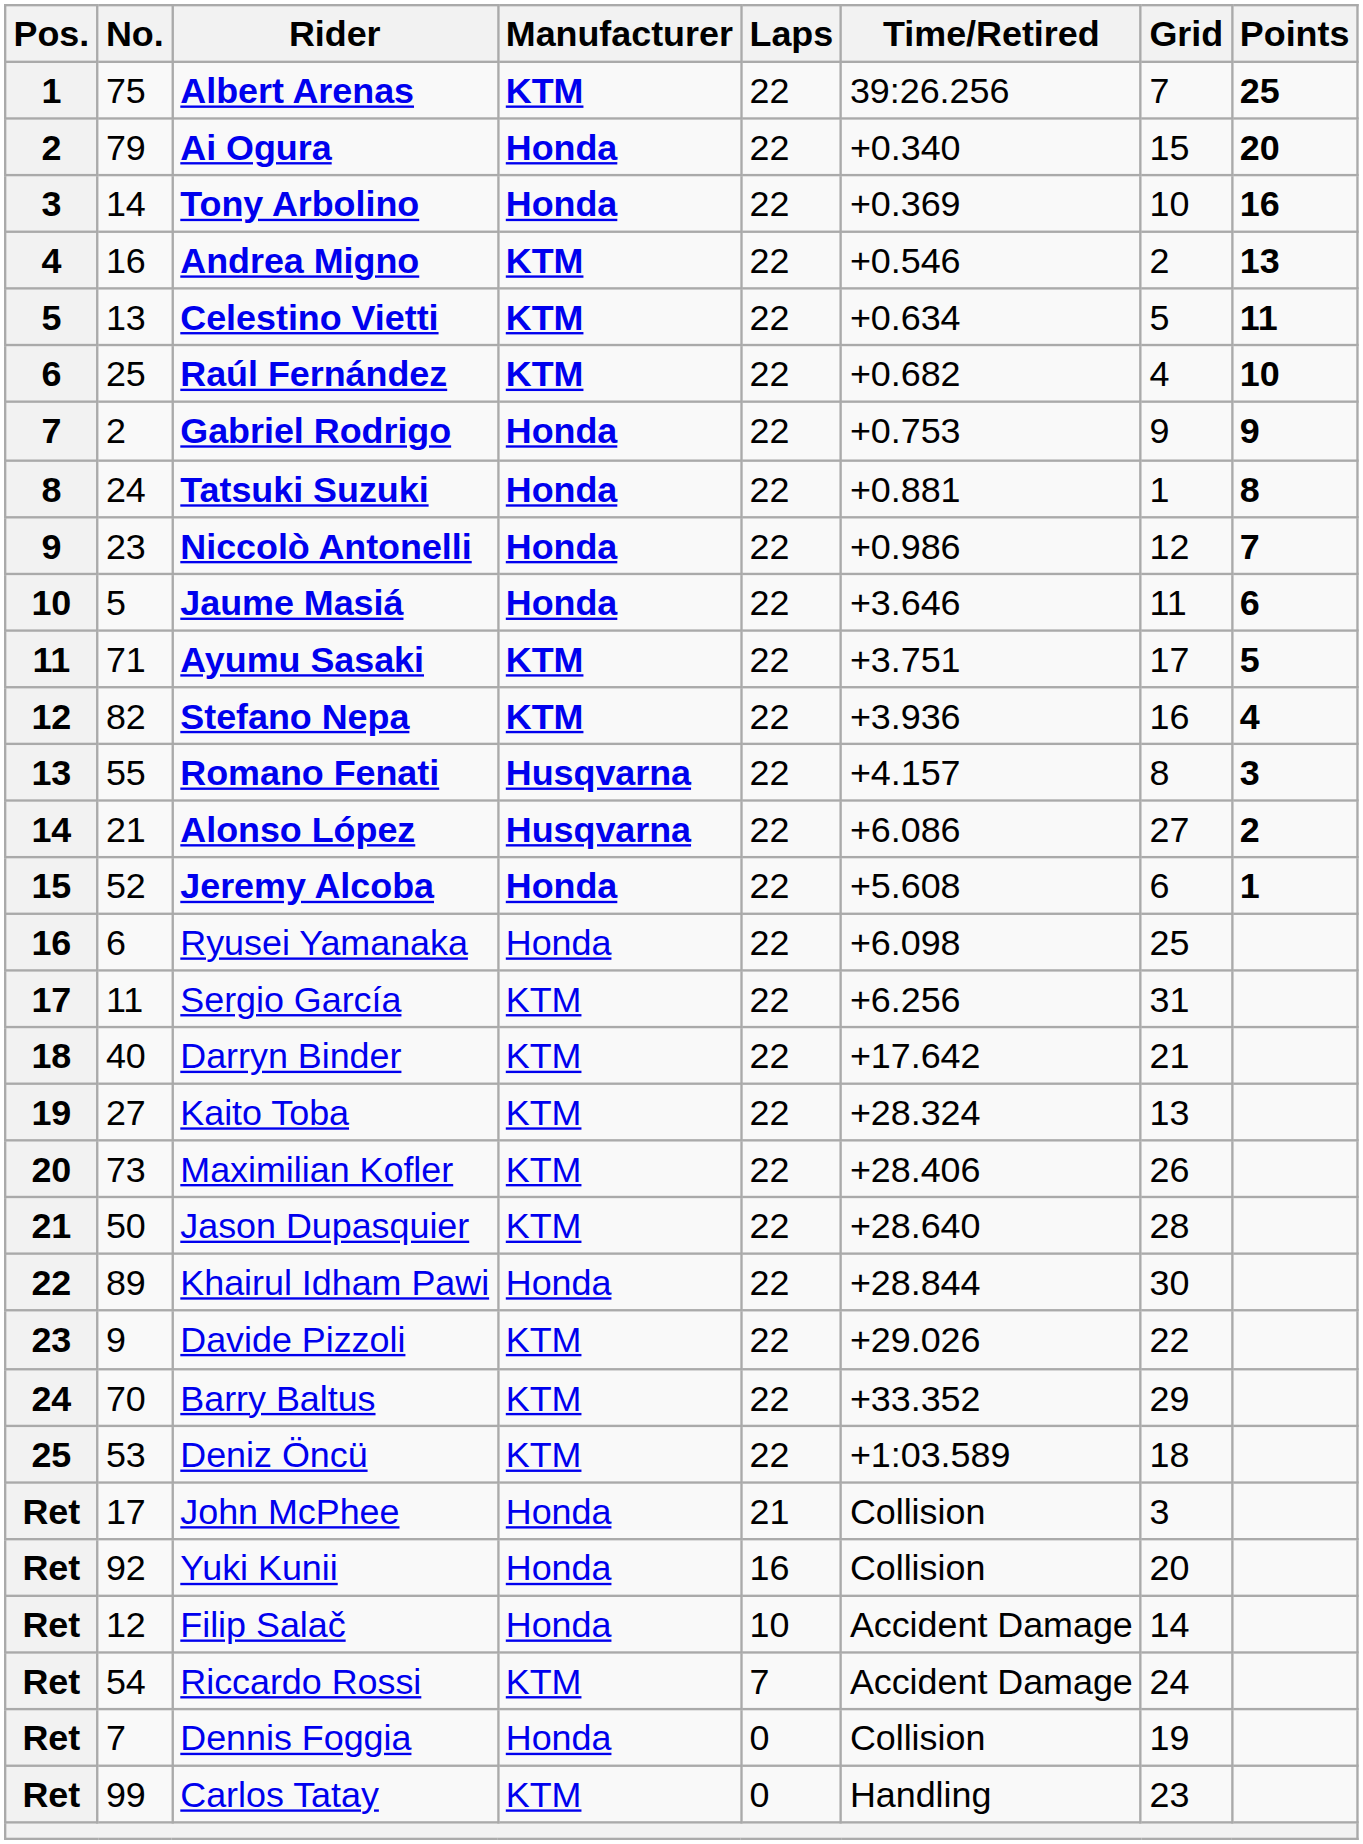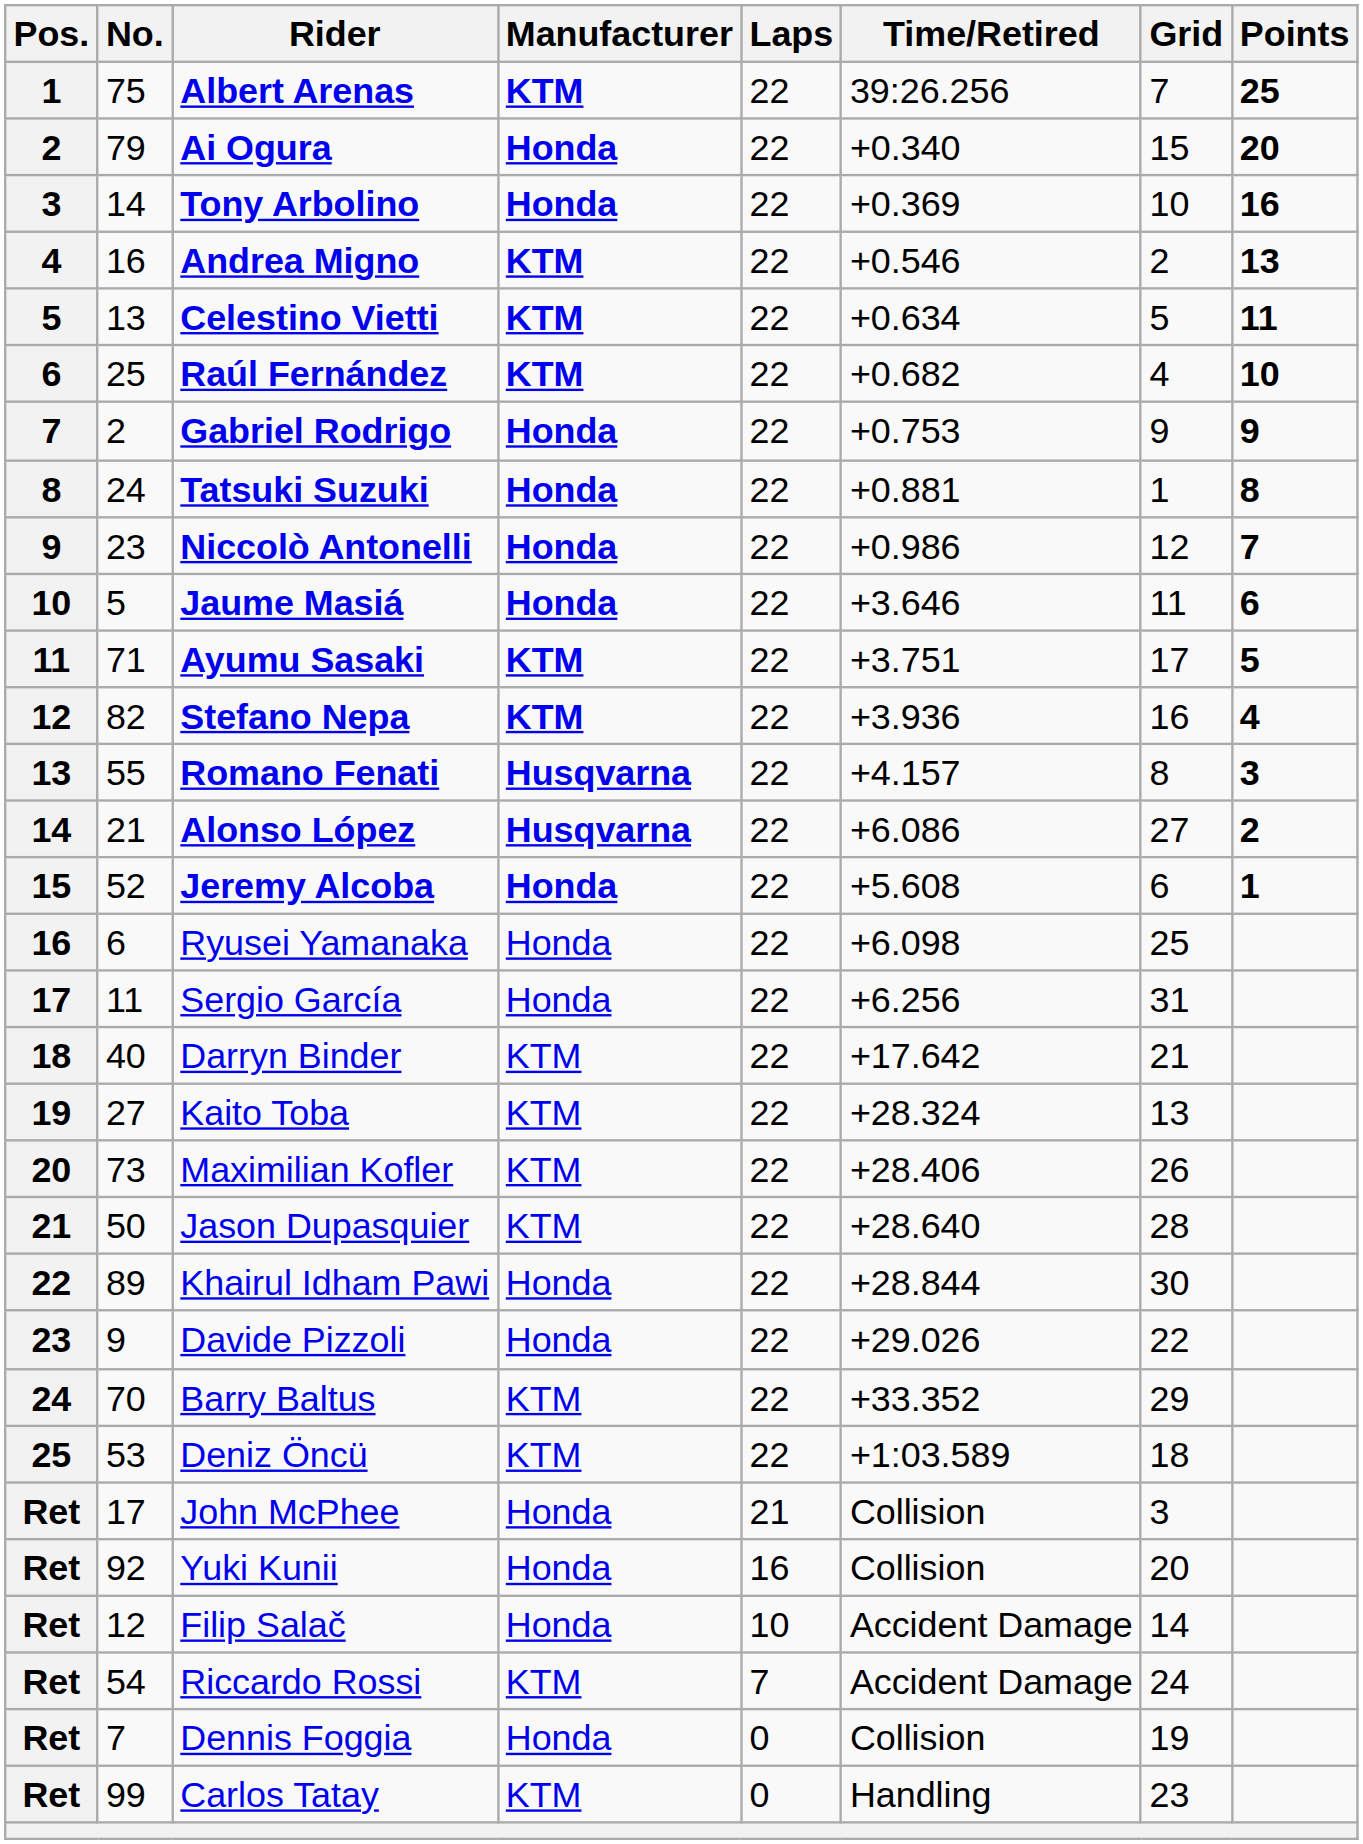(544, 999) KTM -> (559, 999) Honda
(544, 1340) KTM -> (559, 1340) Honda
